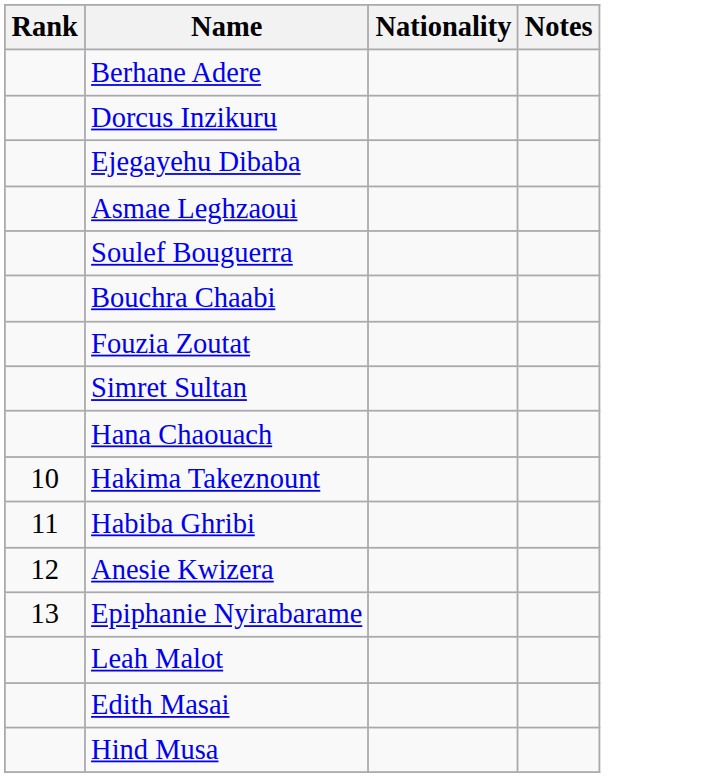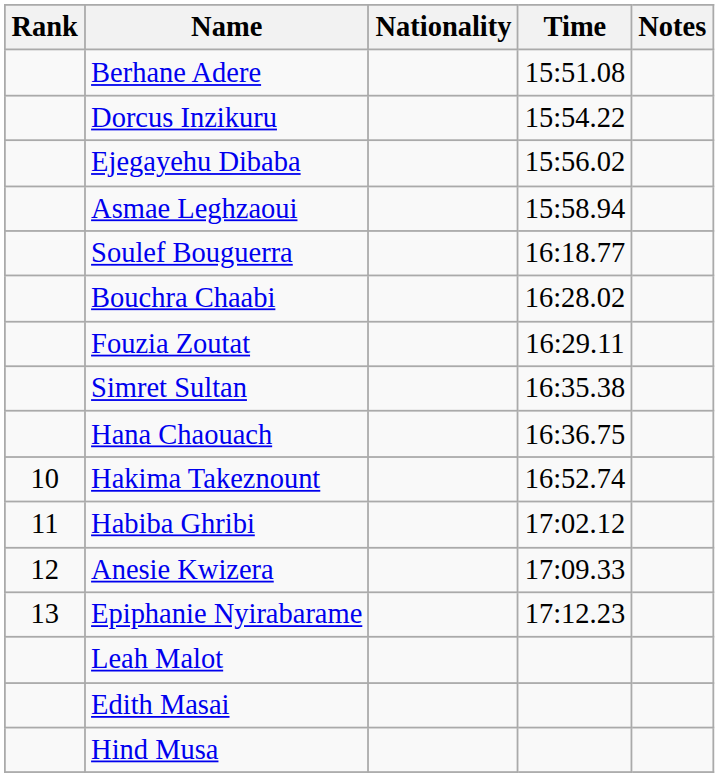+ column: (575, 27)
